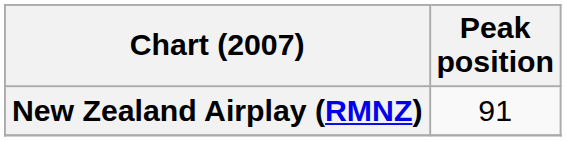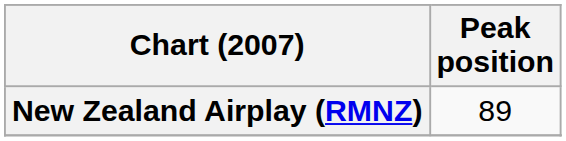(495, 110) 91 -> (495, 110) 89
